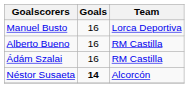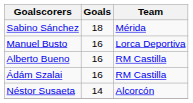+ row: (43, 28)
(93, 75) bold -> (97, 91) normal
